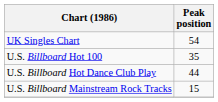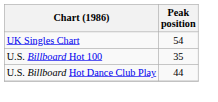- row: (89, 89)
